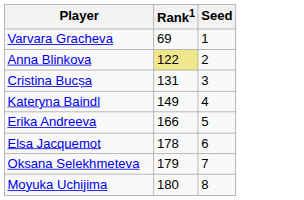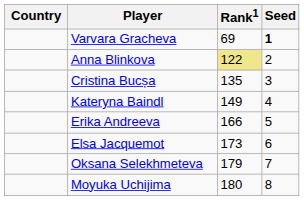+ column: (36, 16)
(205, 39) normal -> (268, 39) bold
(168, 80) 131 -> (231, 80) 135
(168, 143) 178 -> (231, 143) 173
